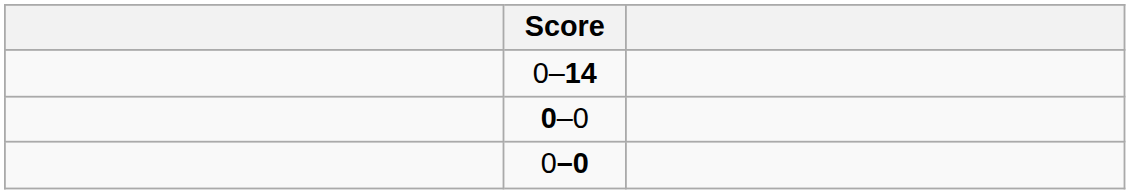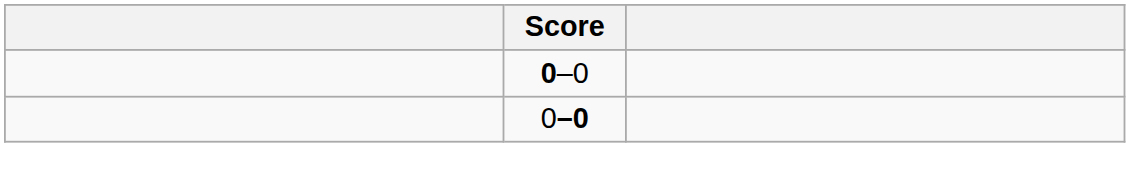- row: (255, 73)
